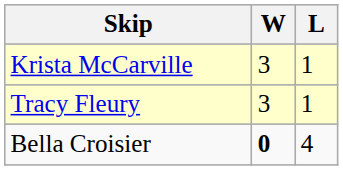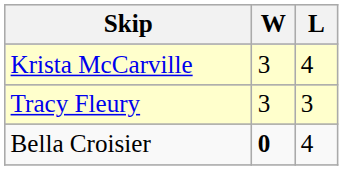(307, 64) 1 -> (307, 64) 4
(307, 104) 1 -> (307, 104) 3
